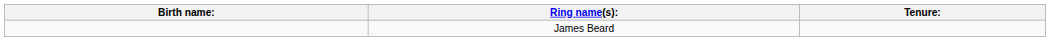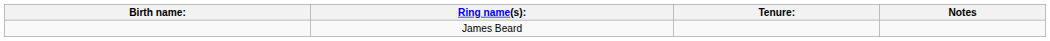+ column: (963, 12)
